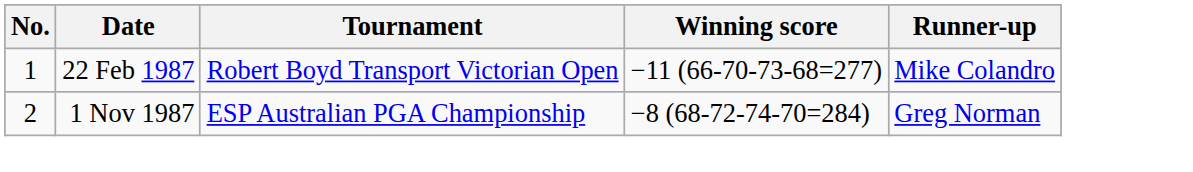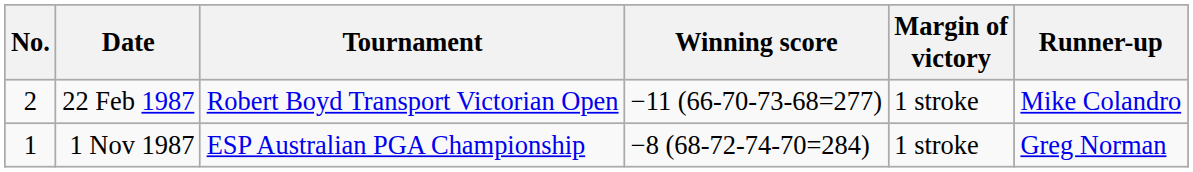+ column: (951, 42)
(30, 70) 1 -> (30, 101) 2
(30, 113) 2 -> (30, 145) 1
